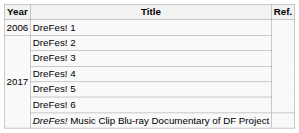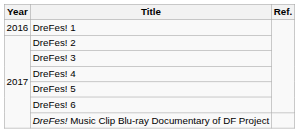(17, 27) 2006 -> (17, 27) 2016
